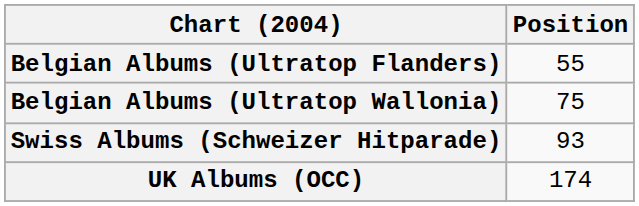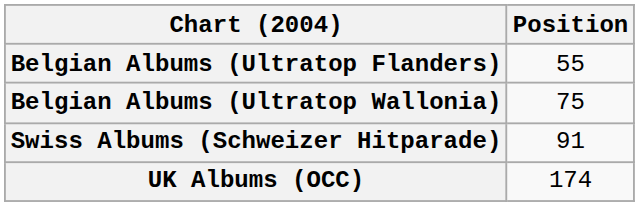(571, 142) 93 -> (571, 142) 91
